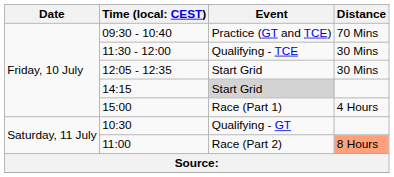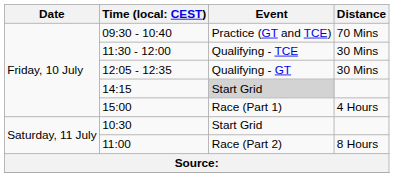(237, 70) Start Grid -> (251, 70) Qualifying - GT
(251, 126) Qualifying - GT -> (237, 126) Start Grid
(358, 145) lightsalmon background -> (358, 145) no background
